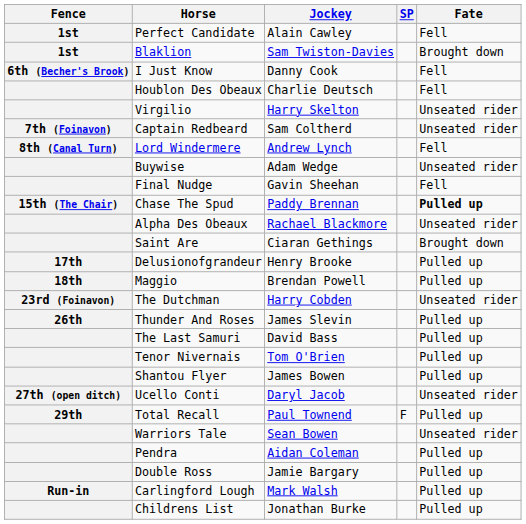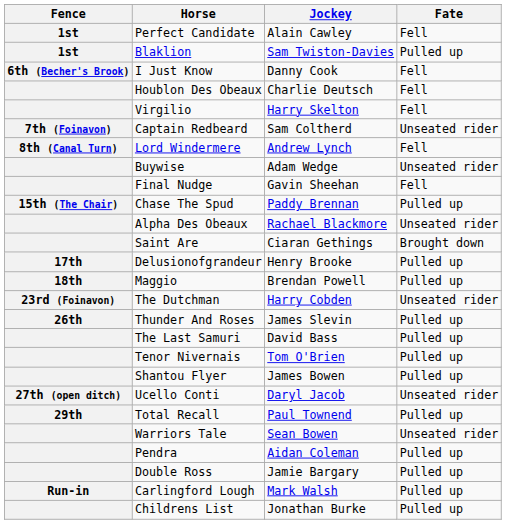- column: (407, 14)
(462, 52) Brought down -> (431, 52) Pulled up
(469, 109) Unseated rider -> (414, 109) Fell
(451, 205) bold -> (431, 205) normal
